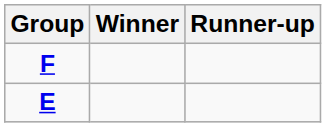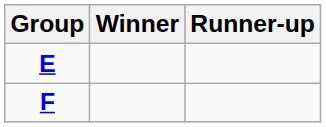rows swapped: (47, 102) <-> (47, 63)
